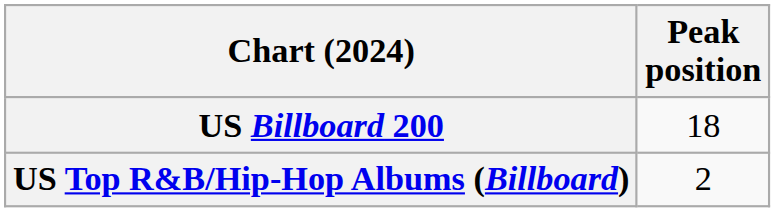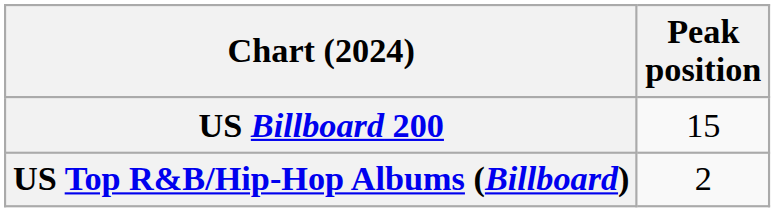(703, 124) 18 -> (703, 124) 15
